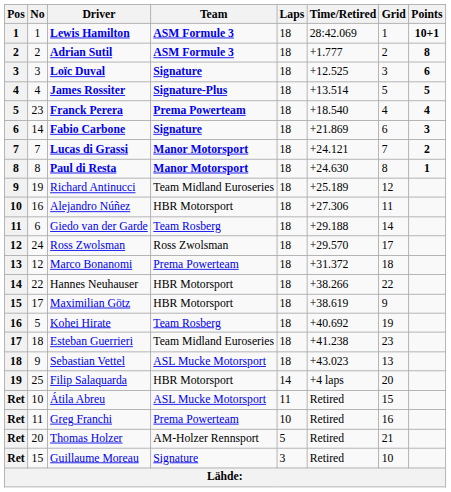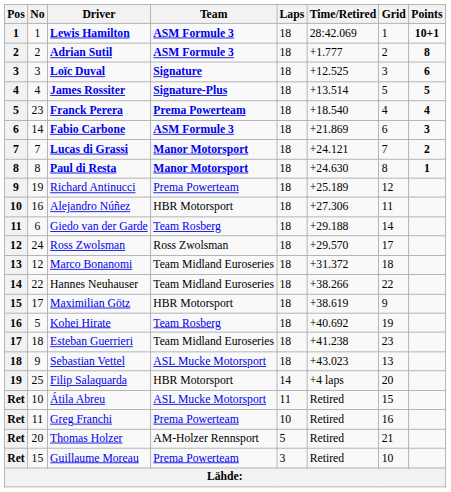(178, 129) Signature -> (194, 129) ASM Formule 3
(214, 187) Team Midland Euroseries -> (196, 187) Prema Powerteam
(196, 264) Prema Powerteam -> (214, 264) Team Midland Euroseries
(193, 283) HBR Motorsport -> (214, 283) Team Midland Euroseries
(176, 457) Signature -> (196, 457) Prema Powerteam
